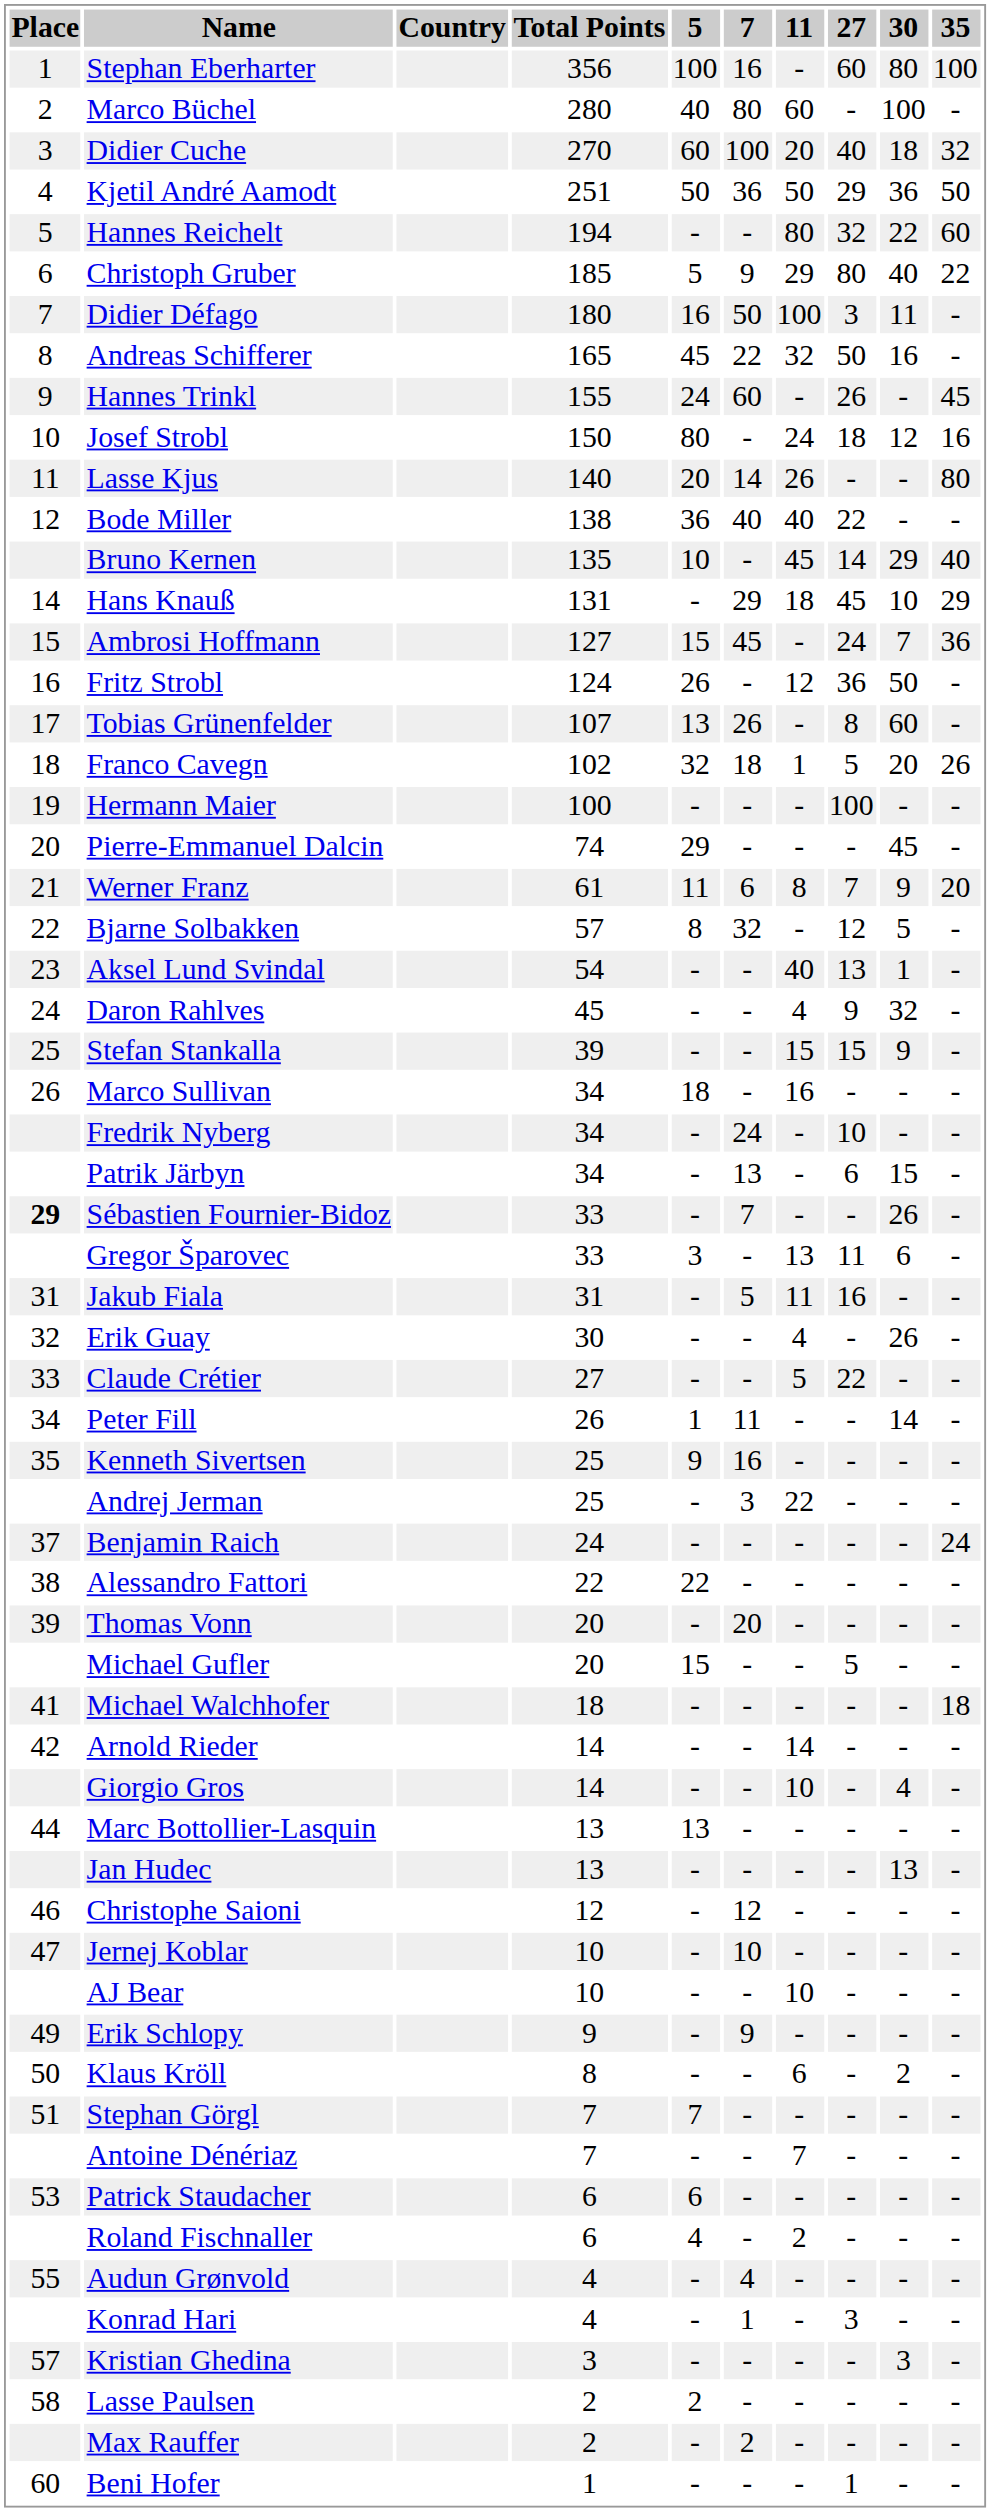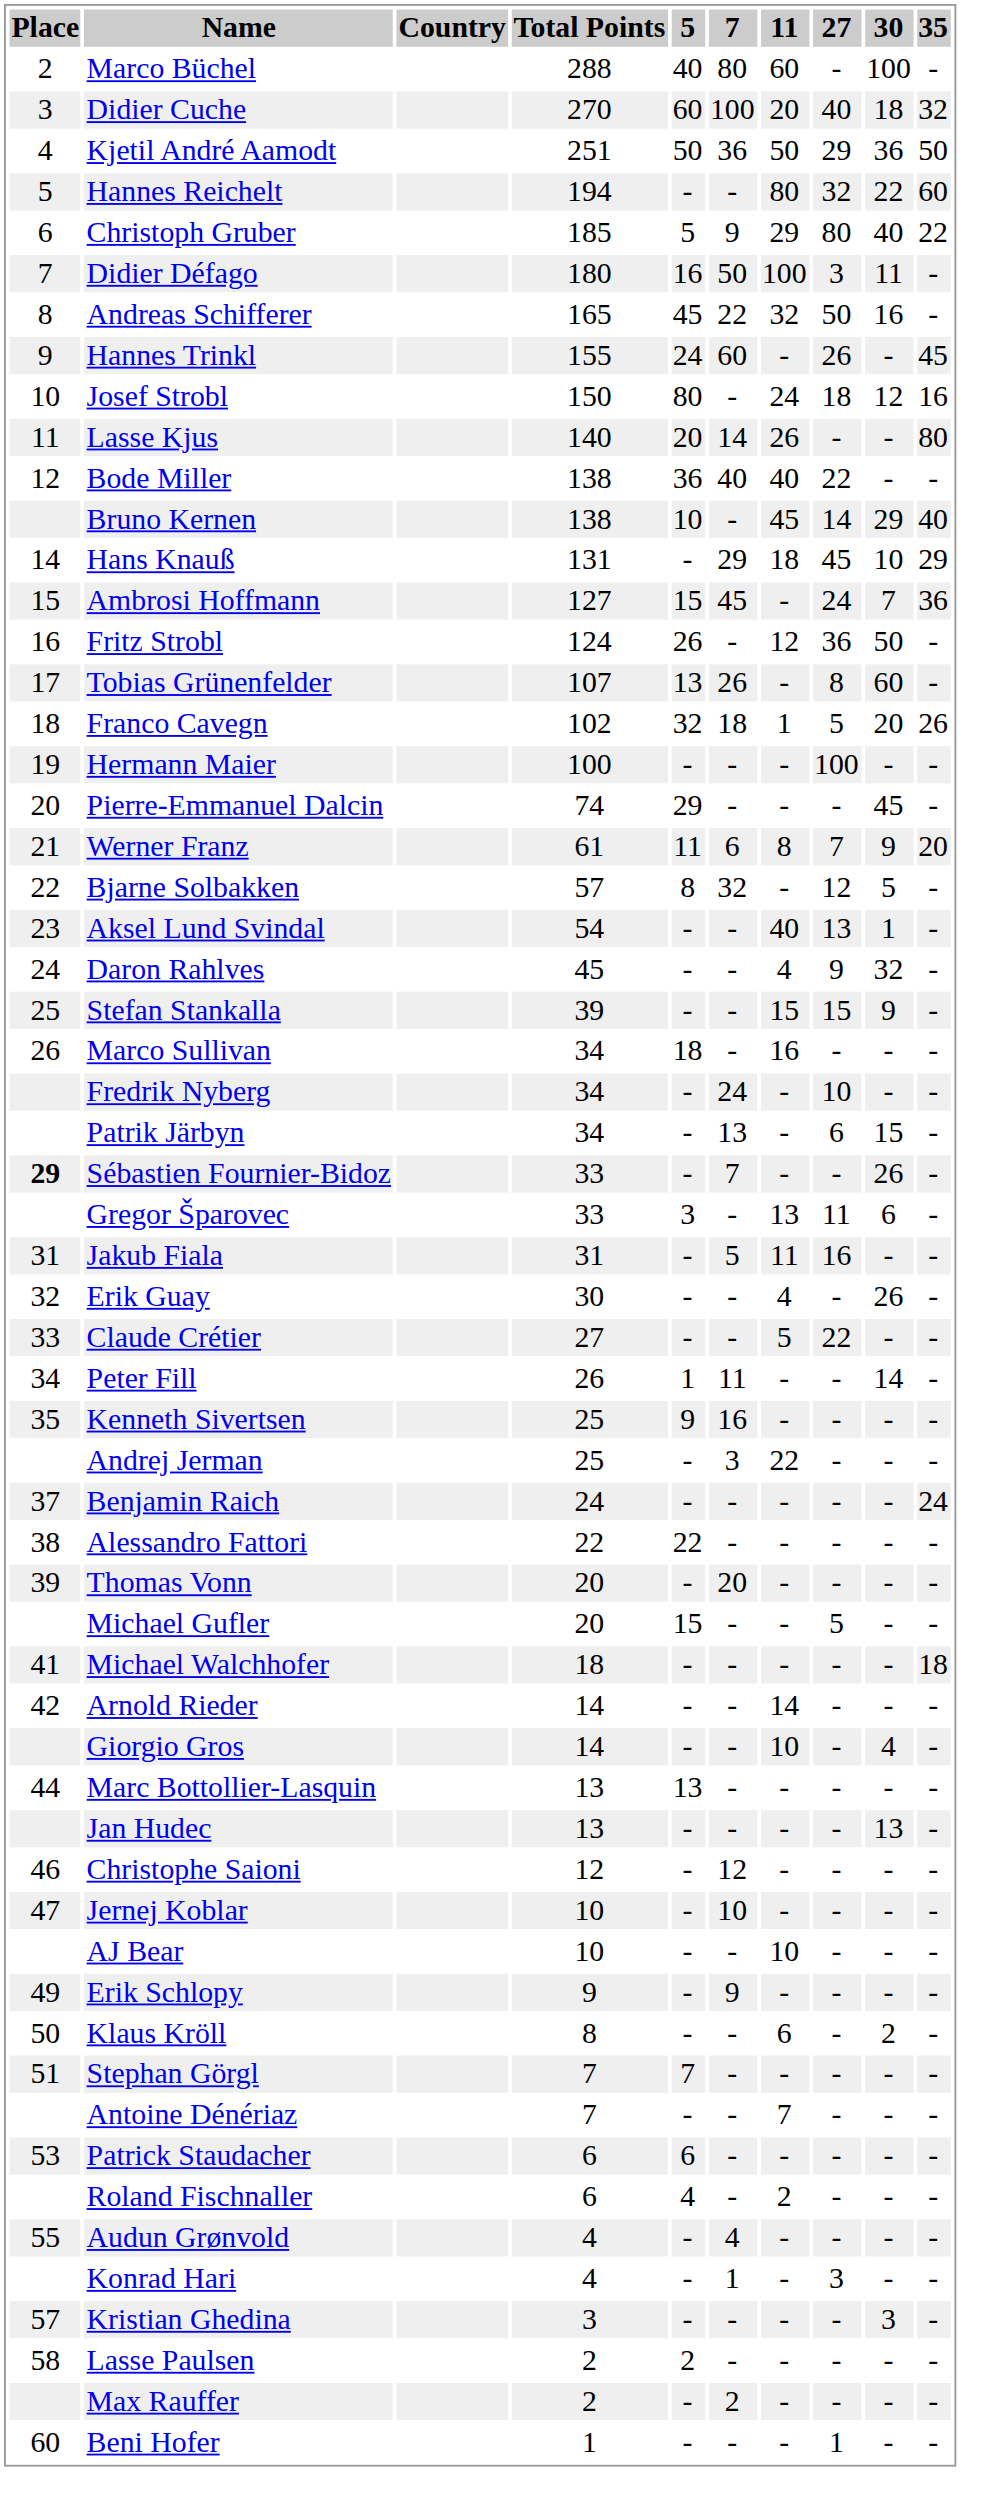- row: (201, 68)
(589, 109) 280 -> (589, 68) 288
(589, 559) 135 -> (589, 518) 138
